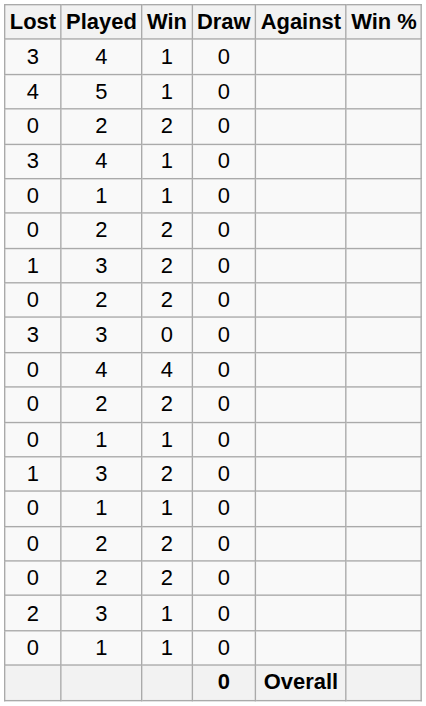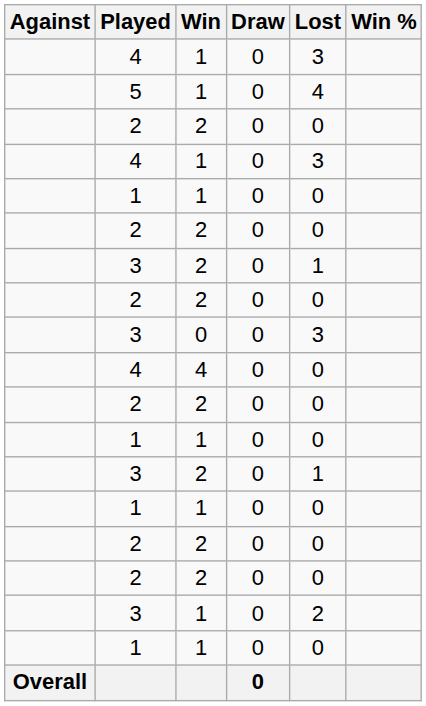columns swapped: (301, 21) <-> (33, 21)
